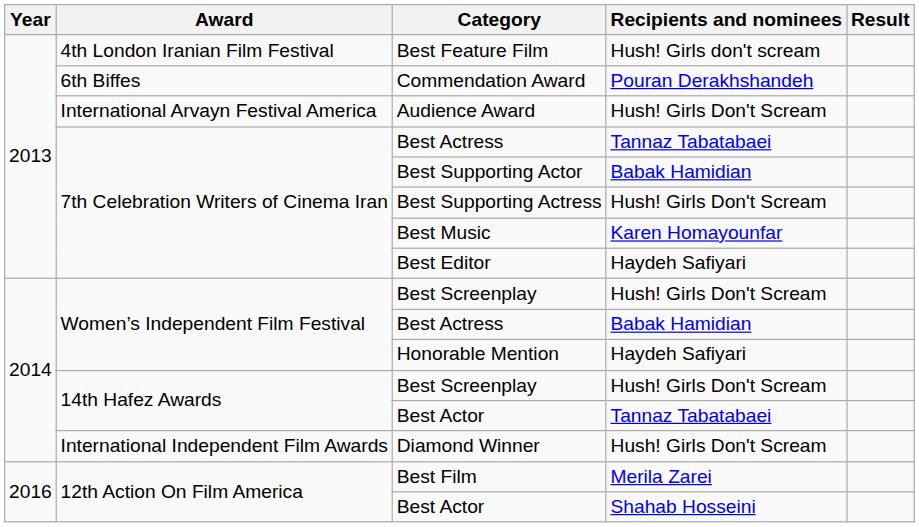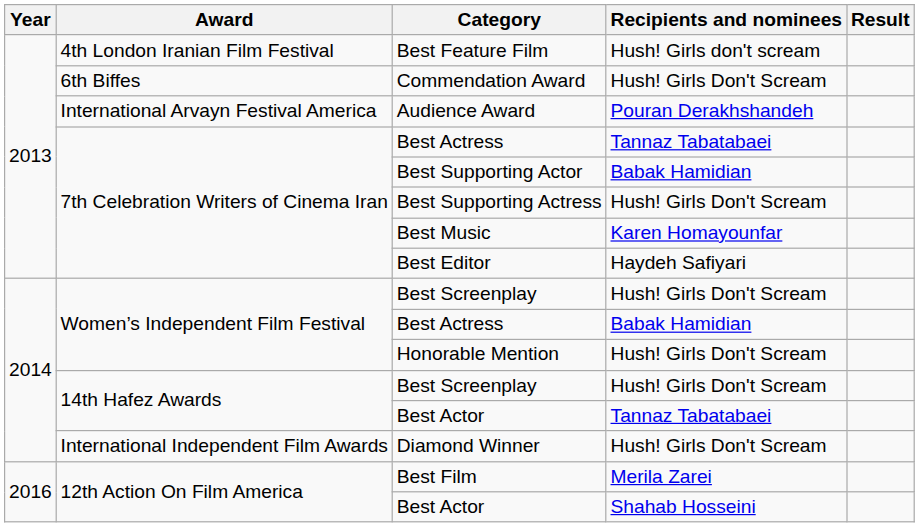(712, 80) Pouran Derakhshandeh -> (719, 80) Hush! Girls Don't Scream
(719, 111) Hush! Girls Don't Scream -> (712, 111) Pouran Derakhshandeh
(678, 354) Haydeh Safiyari -> (719, 354) Hush! Girls Don't Scream
